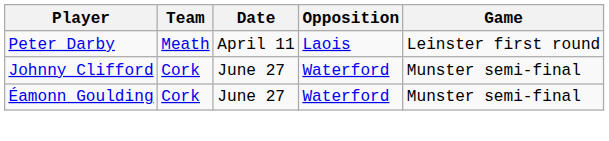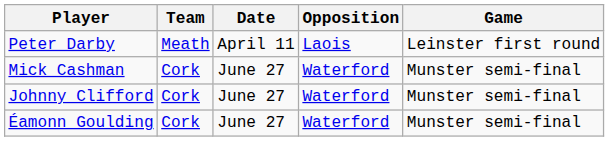+ row: (67, 70)
